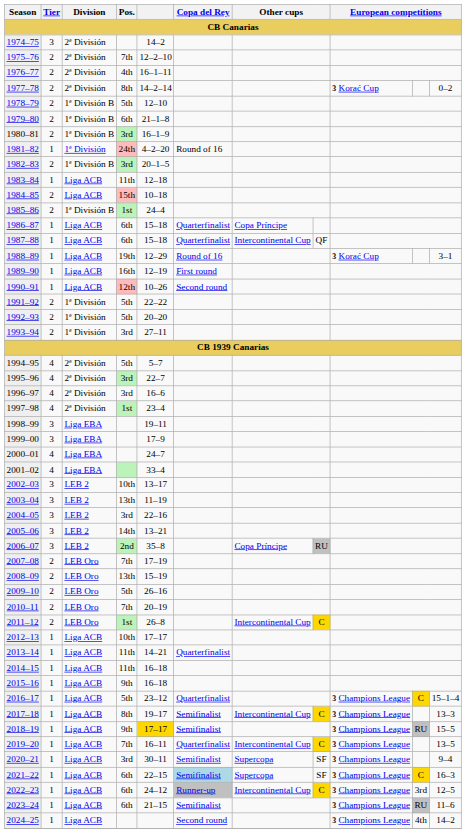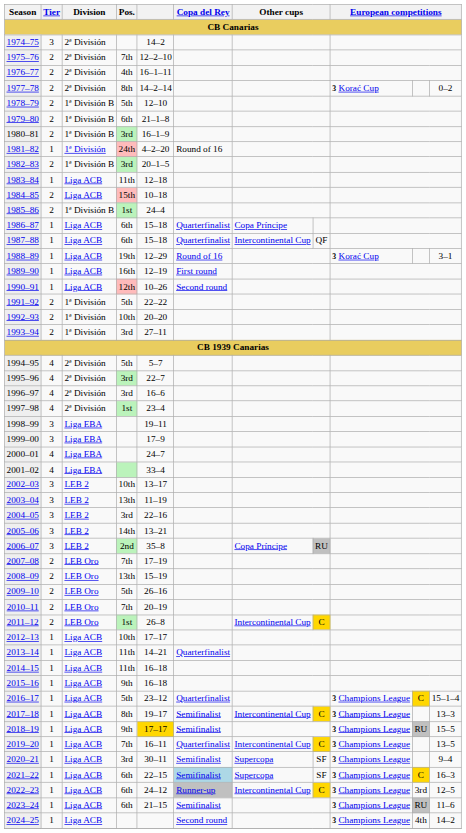(127, 316) 5th -> (127, 316) 10th
